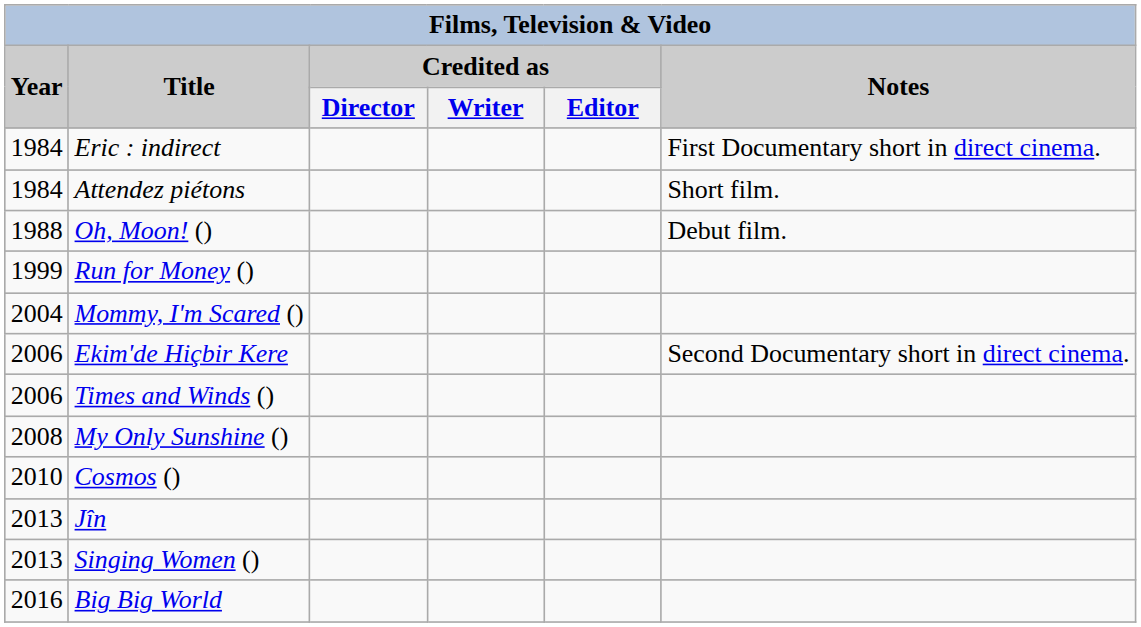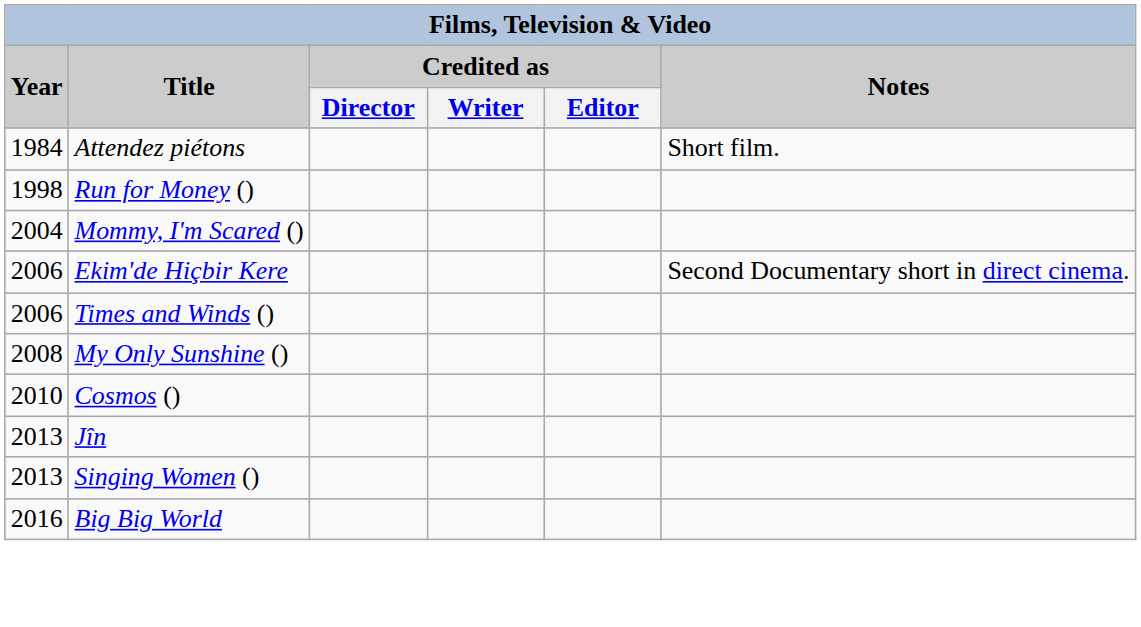- row: (148, 148)
- row: (143, 230)
(37, 271) 1999 -> (37, 189) 1998
